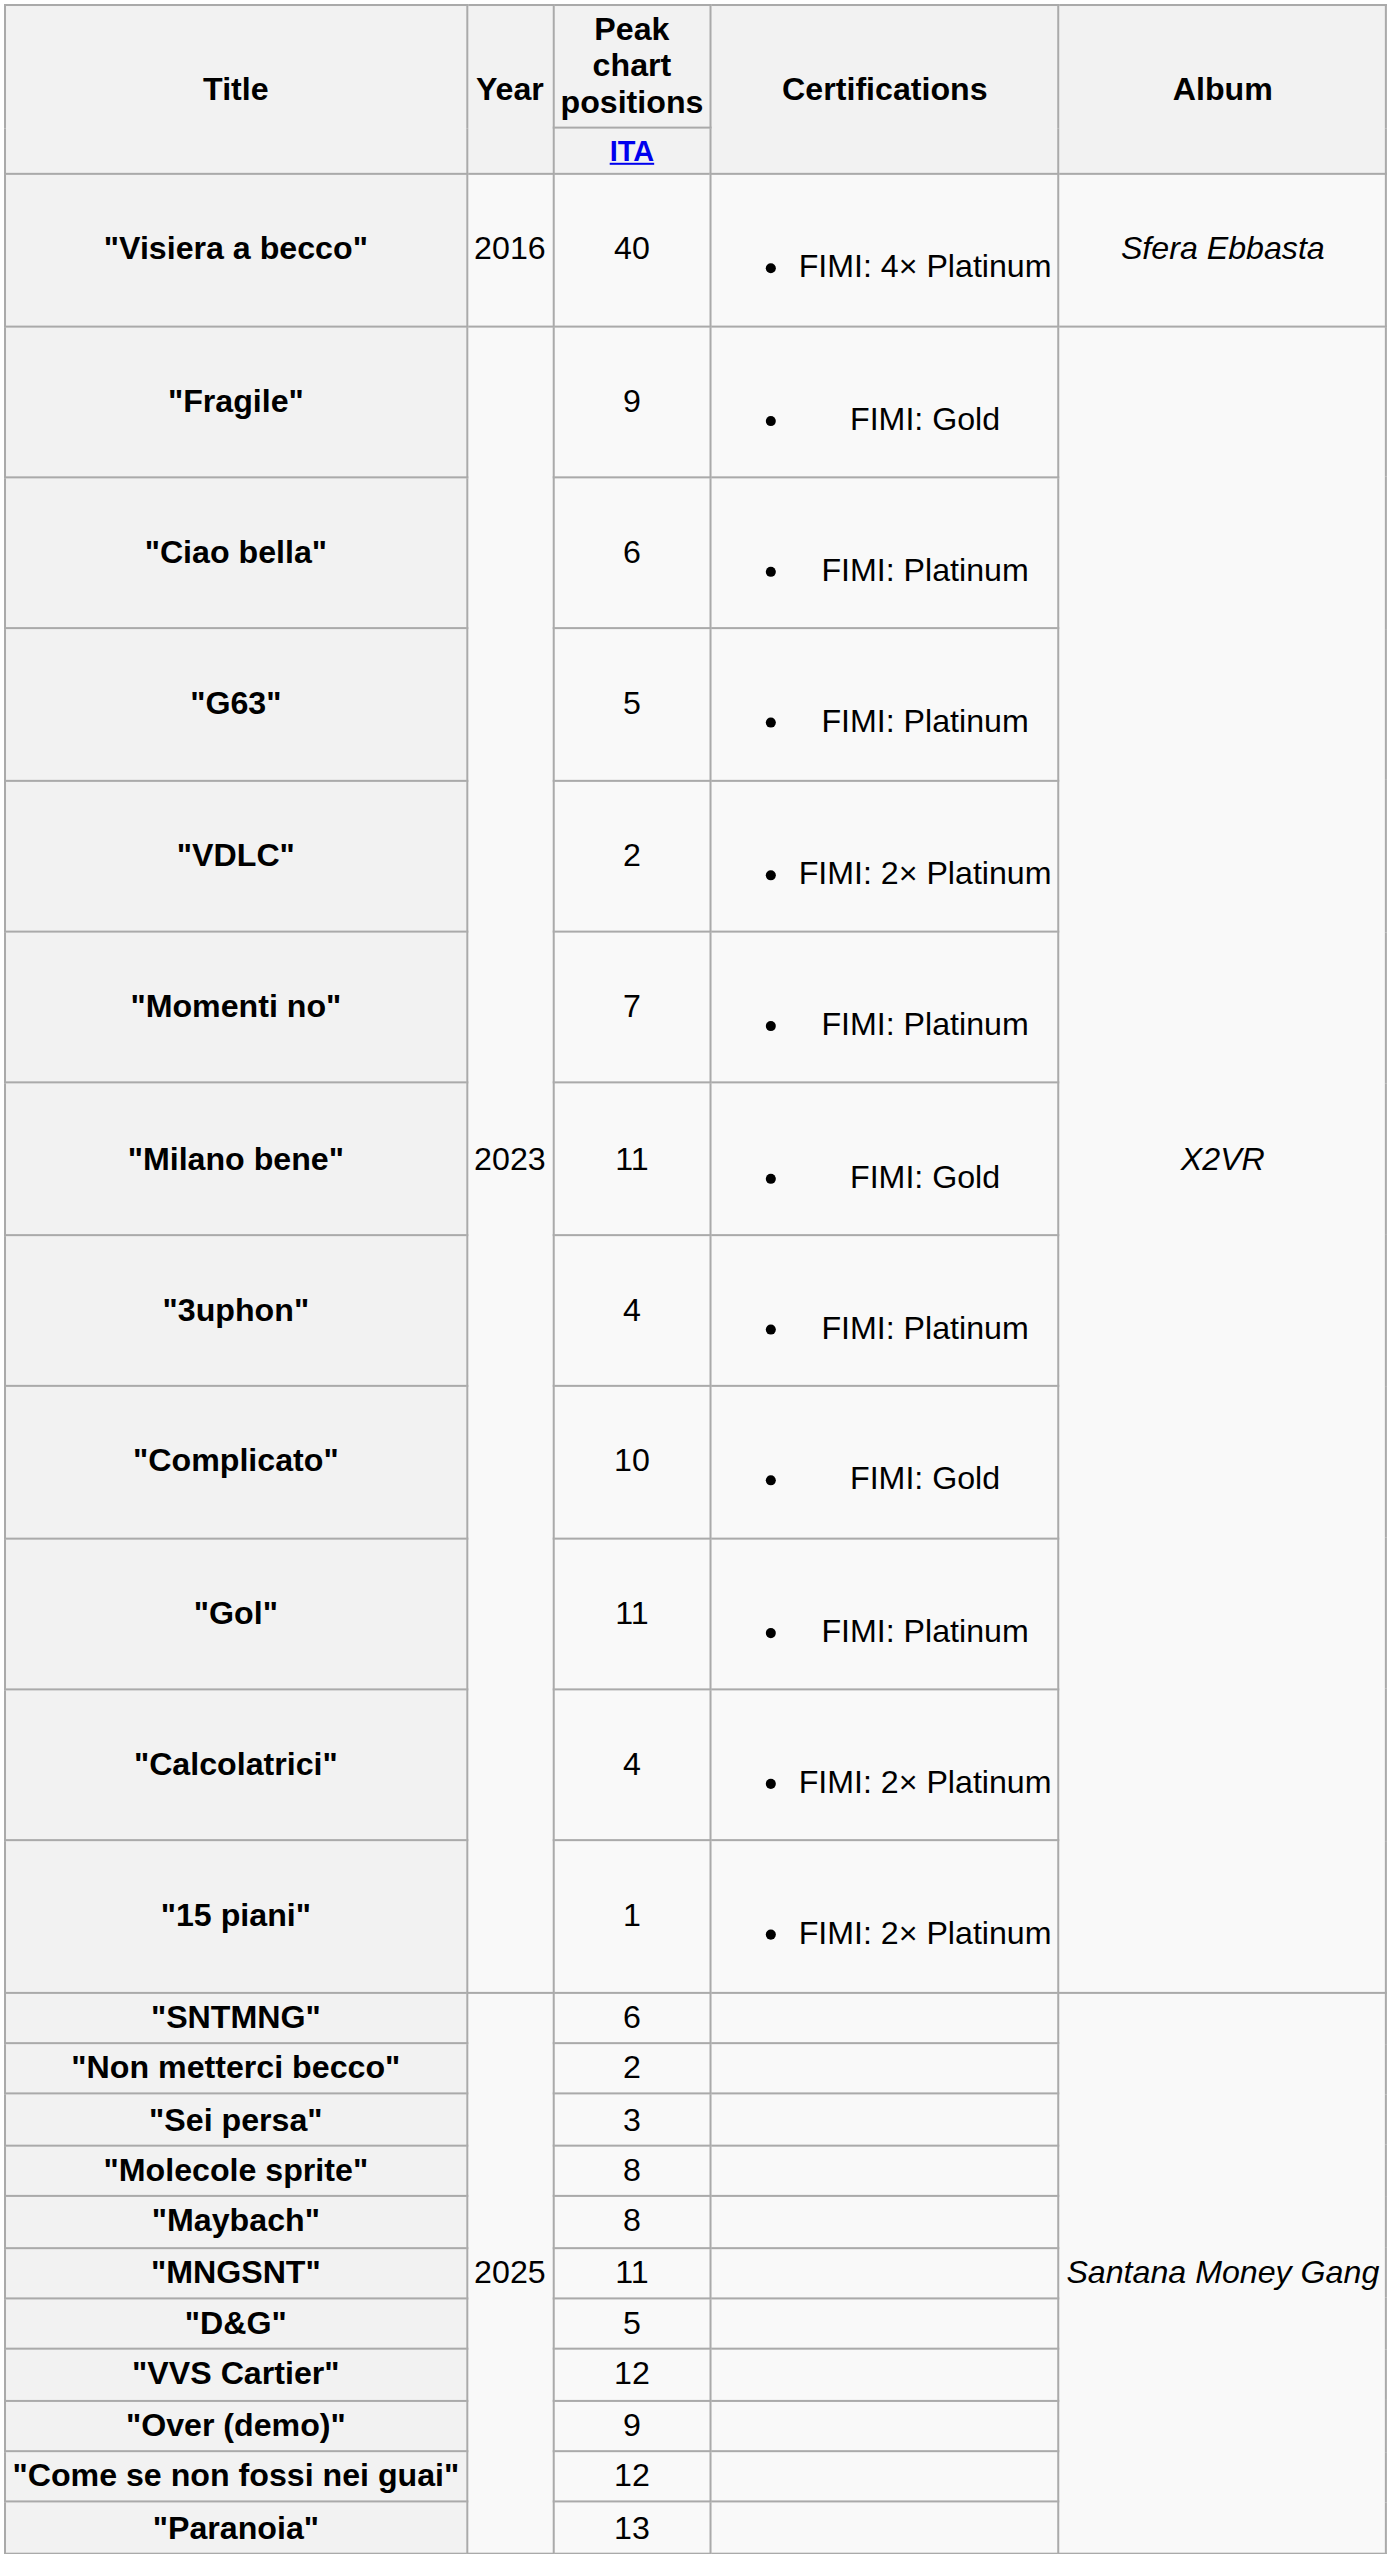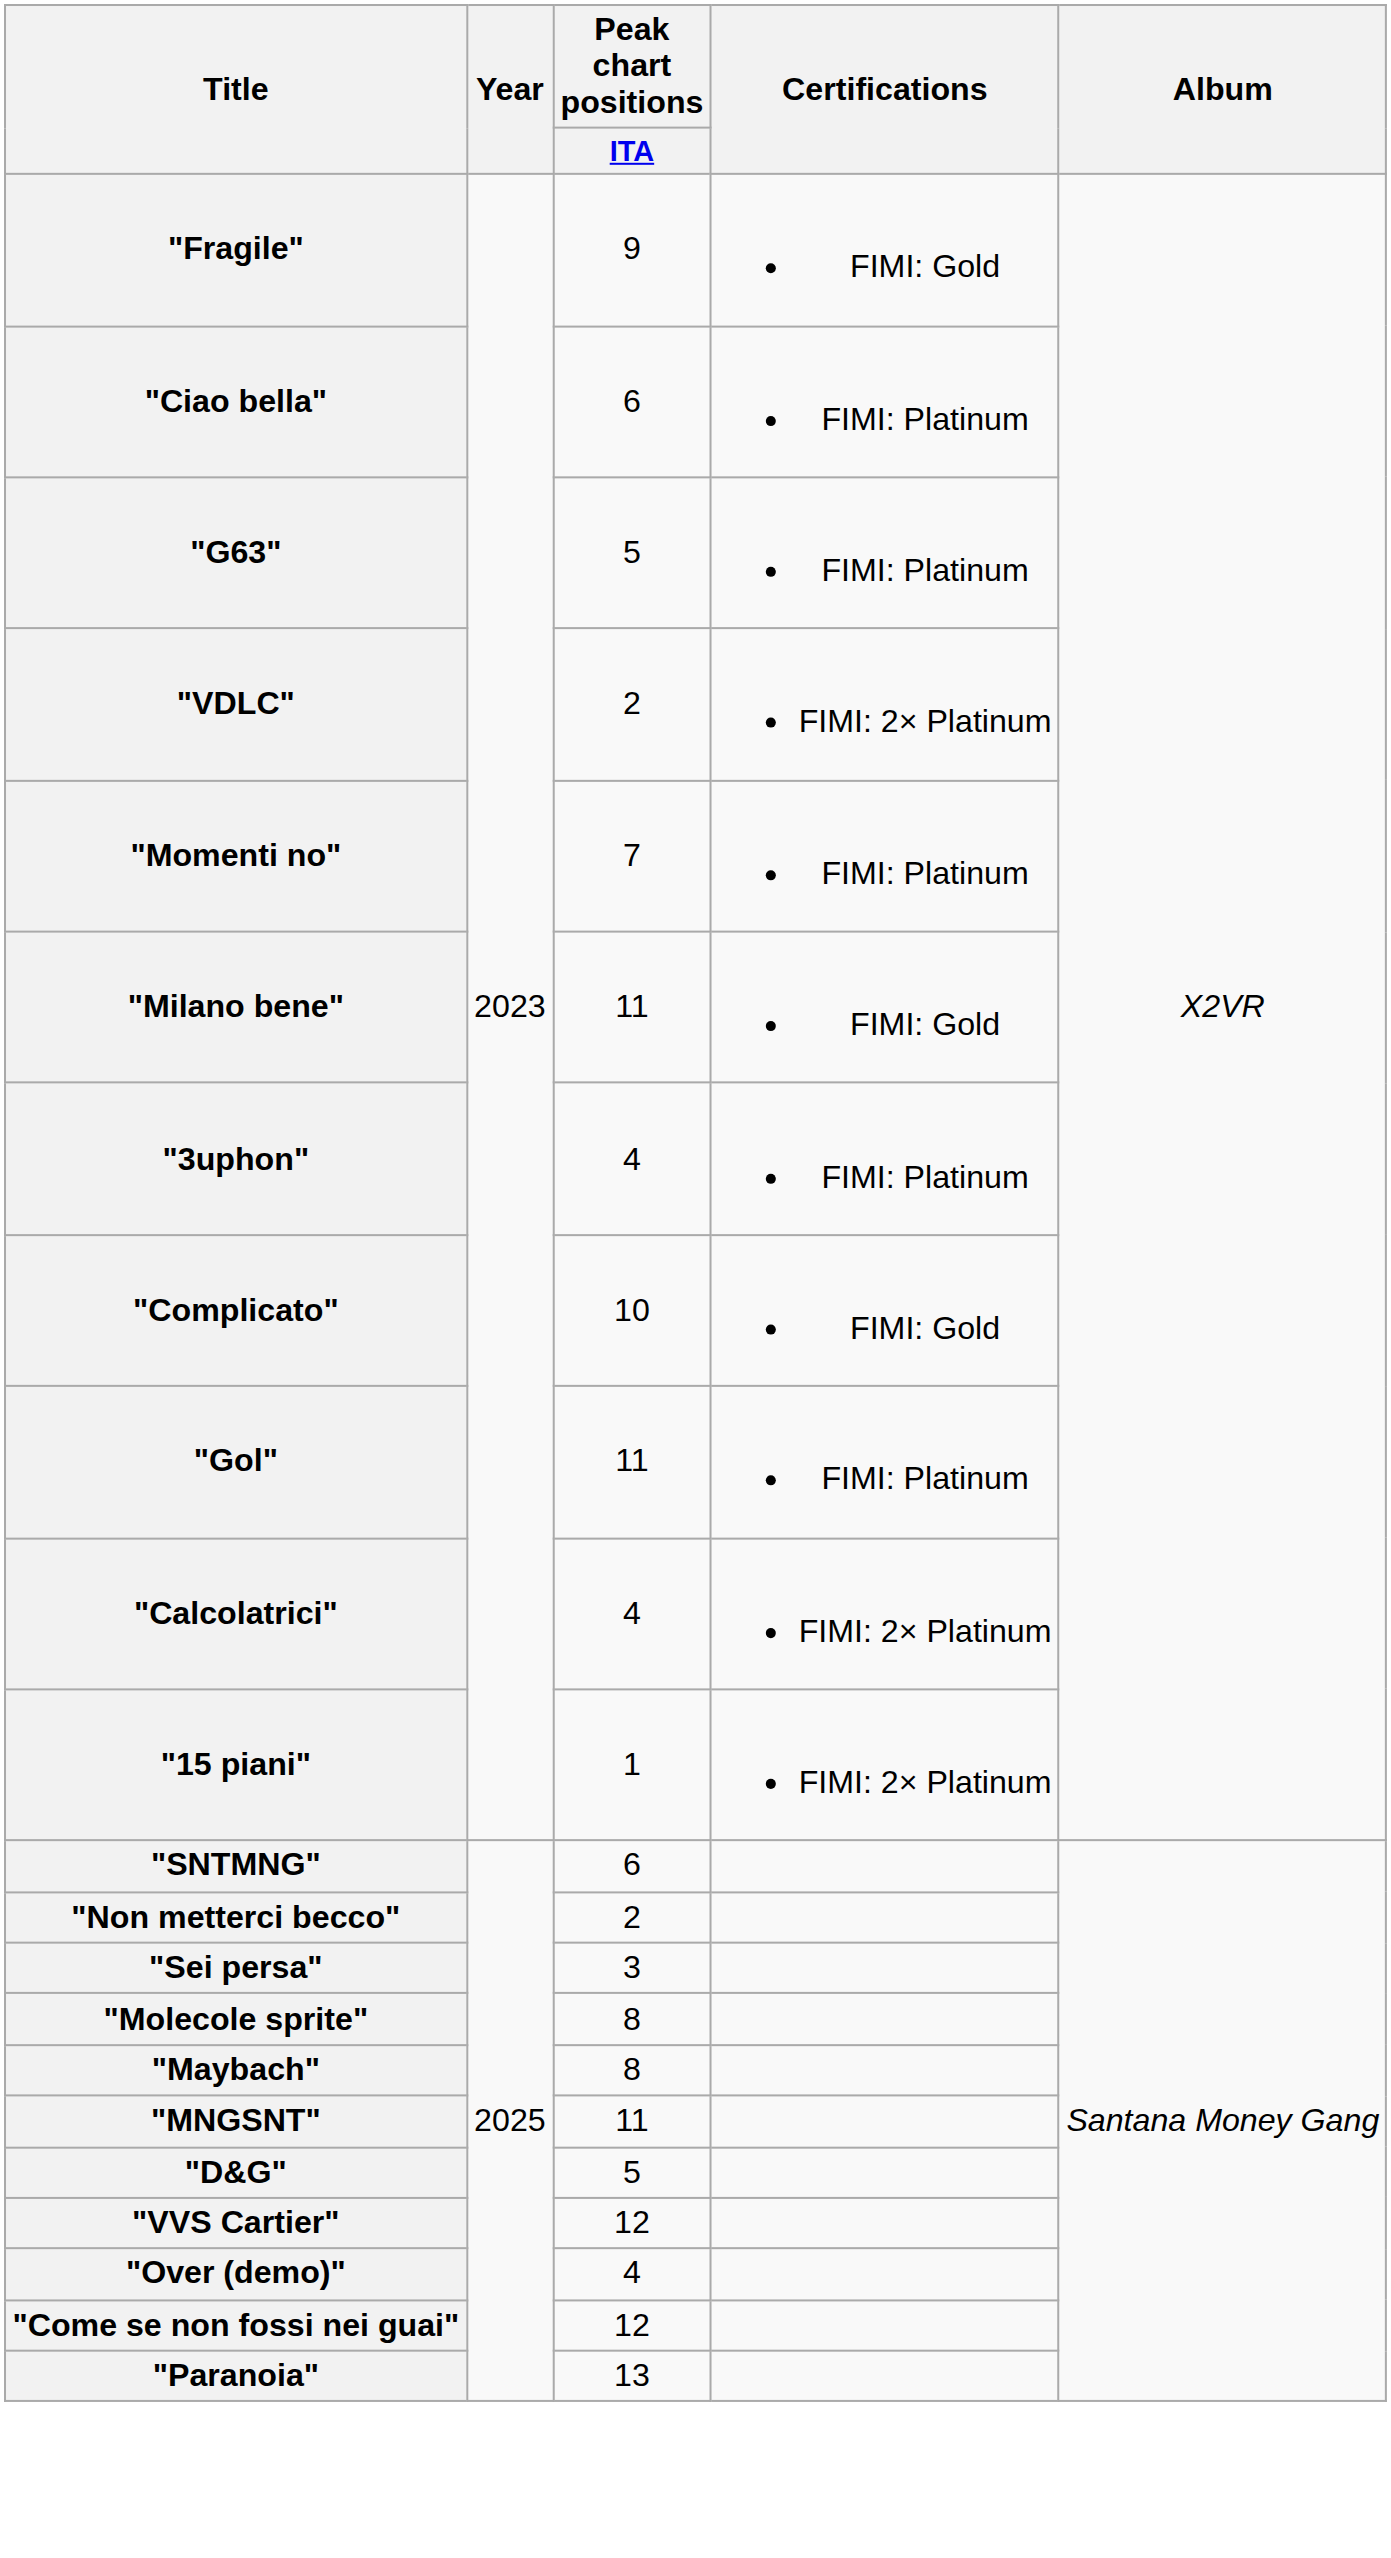- row: (236, 249)
(632, 2425) 9 -> (632, 2273) 4
